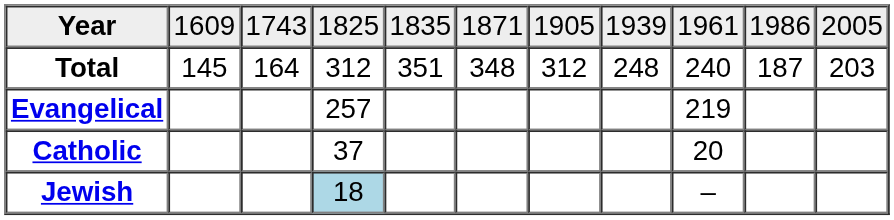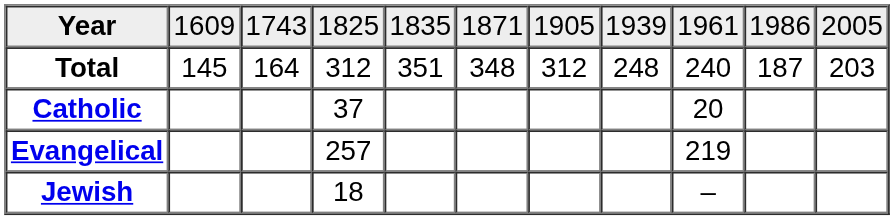rows swapped: (87, 150) <-> (87, 109)
(348, 192) lightblue background -> (348, 192) no background
